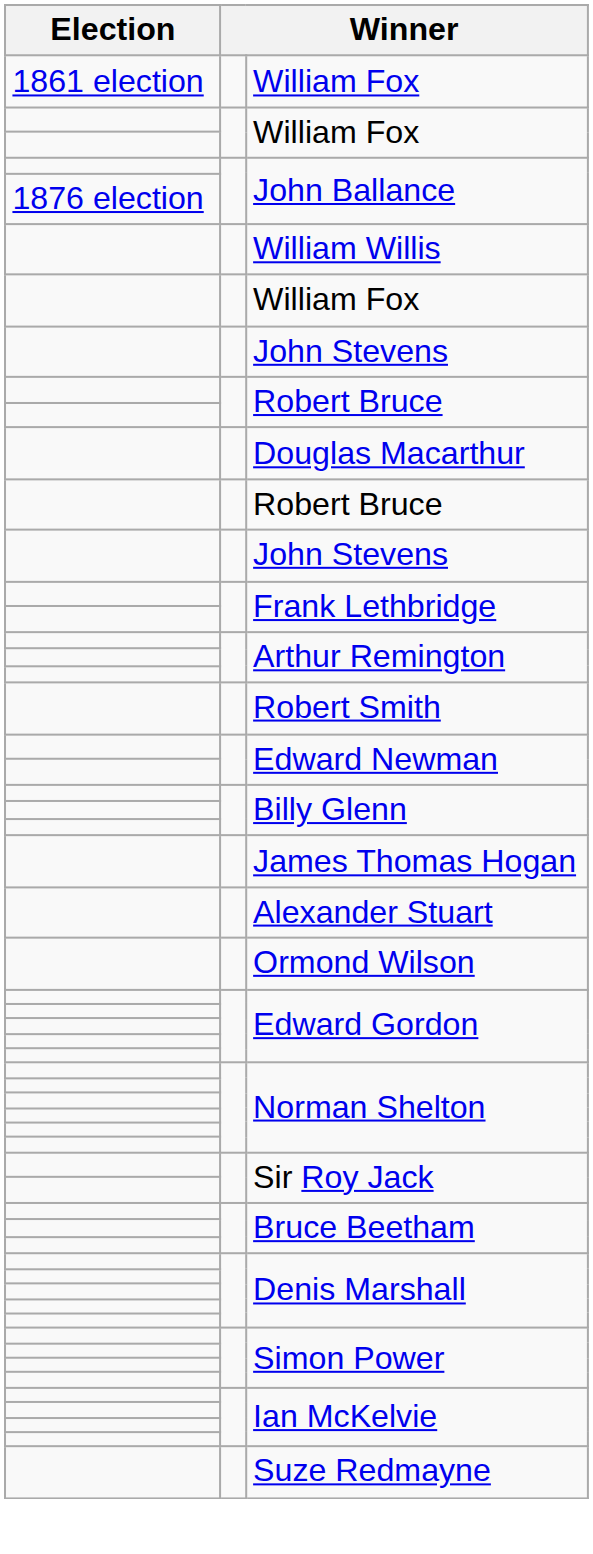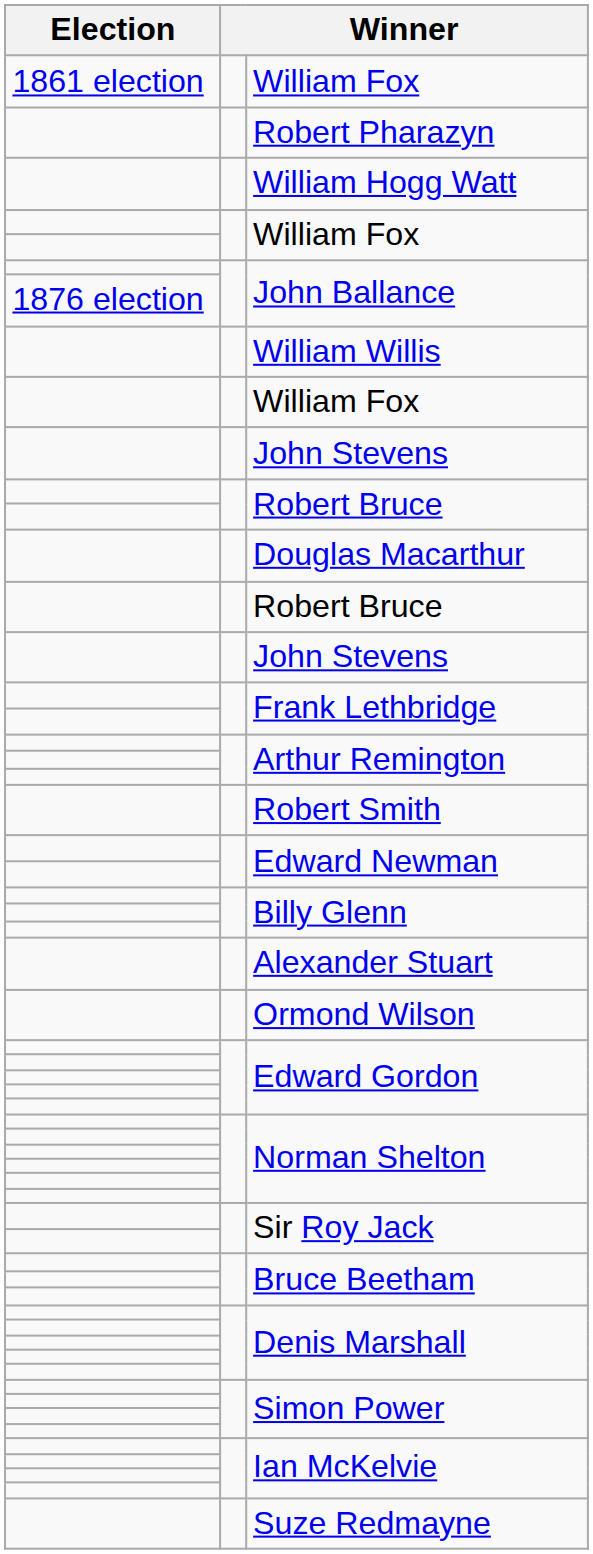+ row: (113, 133)
+ row: (113, 184)
- row: (113, 861)
